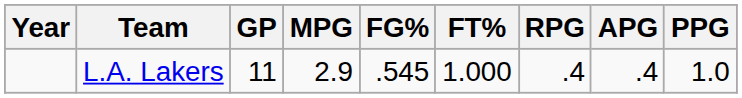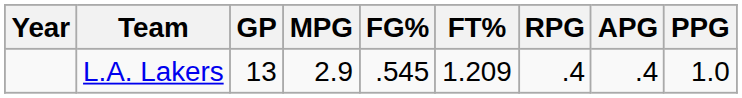(262, 71) 11 -> (261, 71) 13
(477, 71) 1.000 -> (477, 71) 1.209
